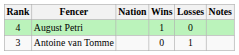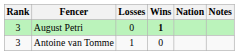columns swapped: (132, 12) <-> (191, 12)
(18, 27) 4 -> (18, 27) 3
(162, 27) normal -> (161, 27) bold
